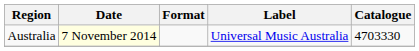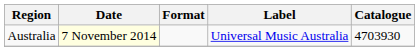(377, 35) 4703330 -> (377, 35) 4703930
